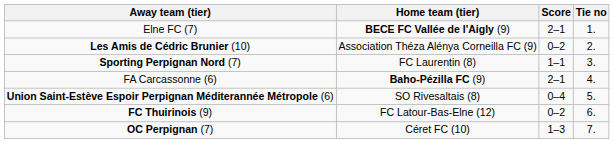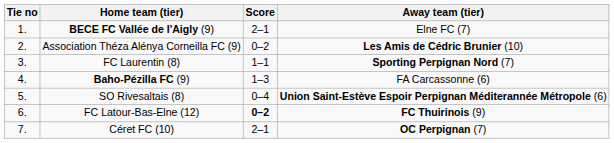columns swapped: (591, 12) <-> (170, 12)
(556, 79) 2–1 -> (260, 79) 1–3
(556, 113) normal -> (260, 113) bold
(556, 130) 1–3 -> (260, 130) 2–1
